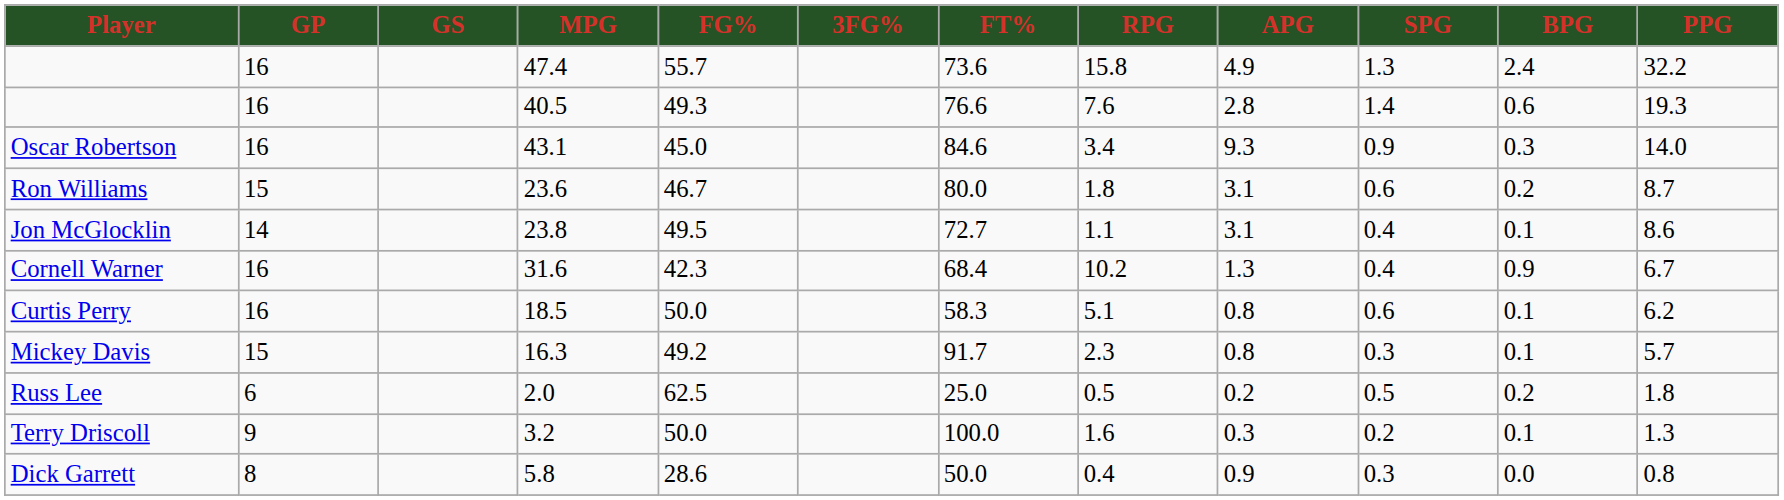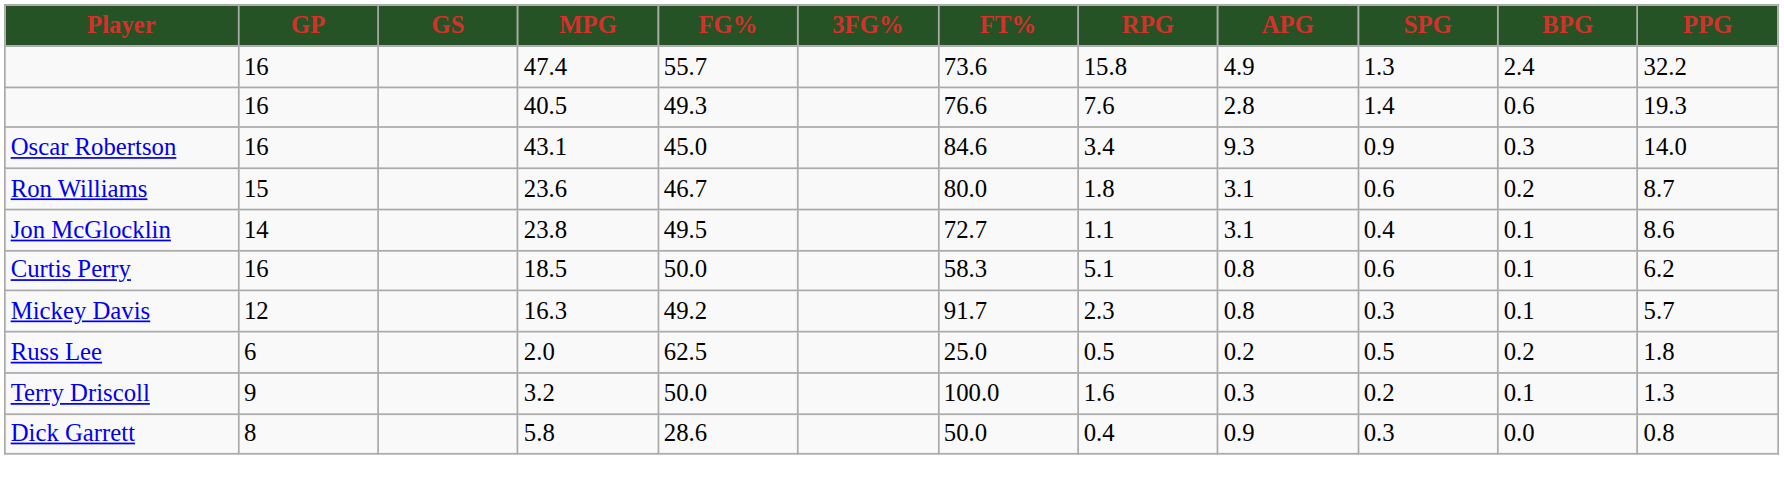- row: (87, 270)
(256, 352) 15 -> (256, 311) 12
